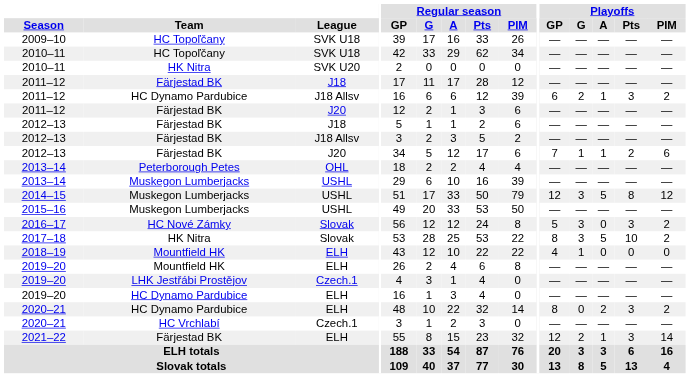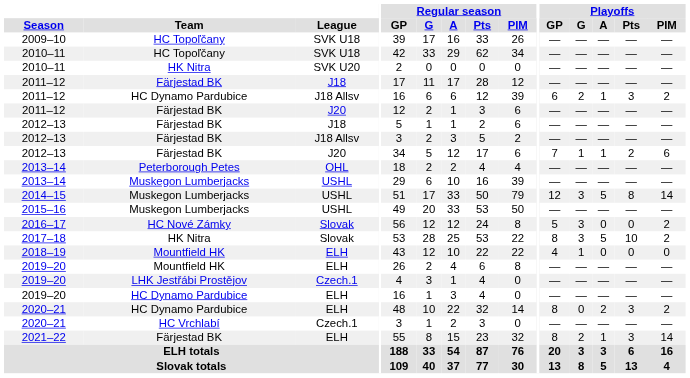(667, 195) 12 -> (667, 195) 14
(631, 224) 3 -> (631, 224) 0
(555, 337) 12 -> (555, 337) 8
